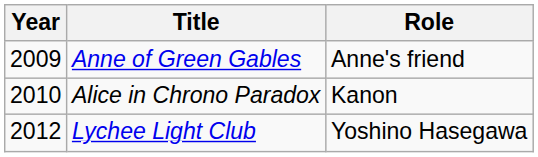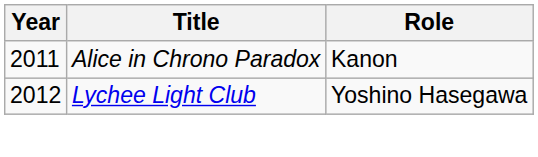- row: (187, 59)
(36, 95) 2010 -> (35, 59) 2011
